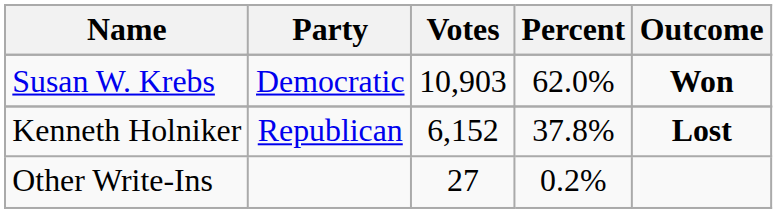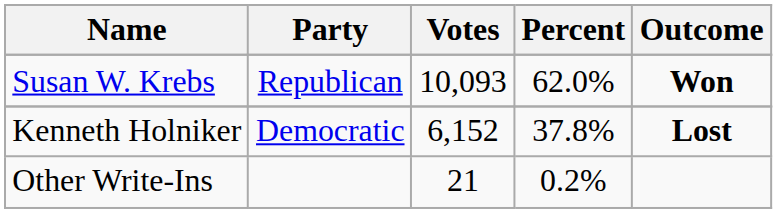(330, 80) Democratic -> (330, 80) Republican
(463, 80) 10,903 -> (463, 80) 10,093
(330, 130) Republican -> (330, 130) Democratic
(463, 181) 27 -> (463, 181) 21
